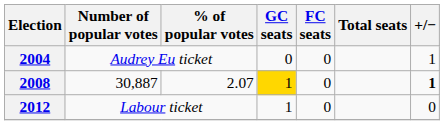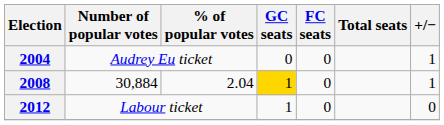(137, 82) 30,887 -> (137, 82) 30,884
(240, 82) 2.07 -> (240, 82) 2.04
(432, 82) bold -> (432, 82) normal
